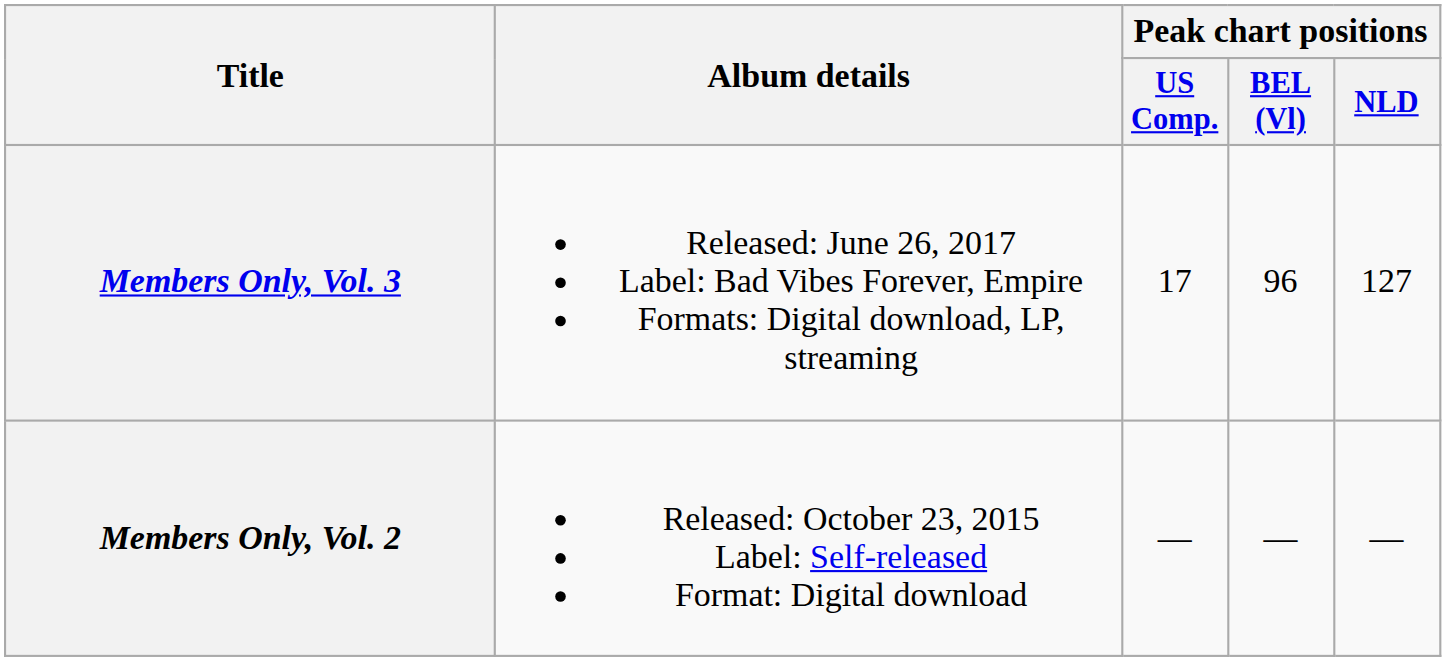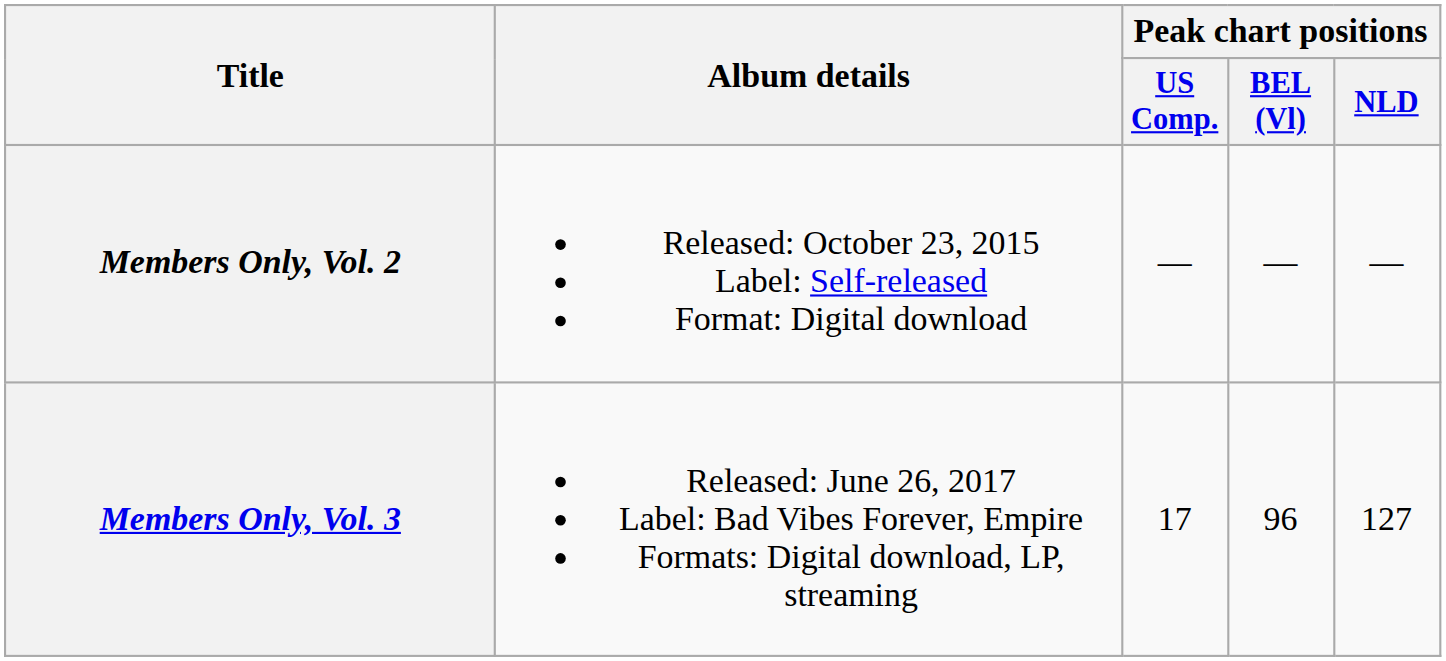rows swapped: (250, 537) <-> (250, 281)
